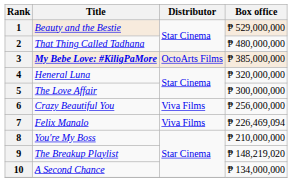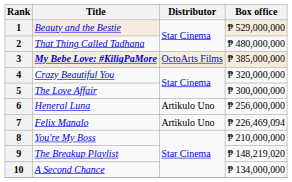(62, 75) Heneral Luna -> (75, 75) Crazy Beautiful You
(75, 106) Crazy Beautiful You -> (62, 106) Heneral Luna
(183, 106) Viva Films -> (188, 106) Artikulo Uno
(183, 122) Viva Films -> (188, 122) Artikulo Uno
